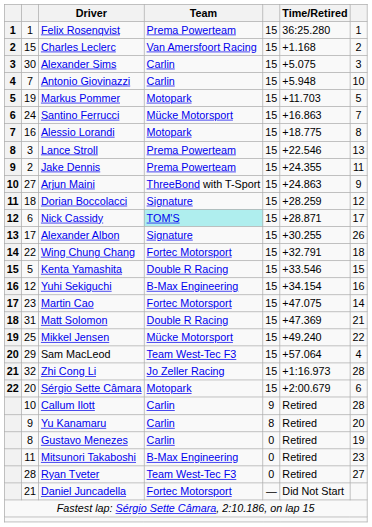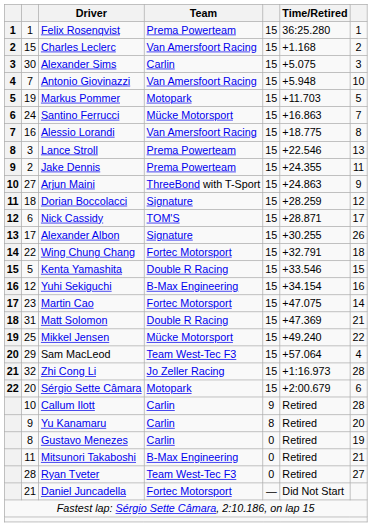(161, 81) Carlin -> (202, 81) Van Amersfoort Racing
(169, 133) Motopark -> (202, 133) Van Amersfoort Racing
(163, 218) paleturquoise background -> (163, 218) no background
(358, 457) 23 -> (358, 457) 21
